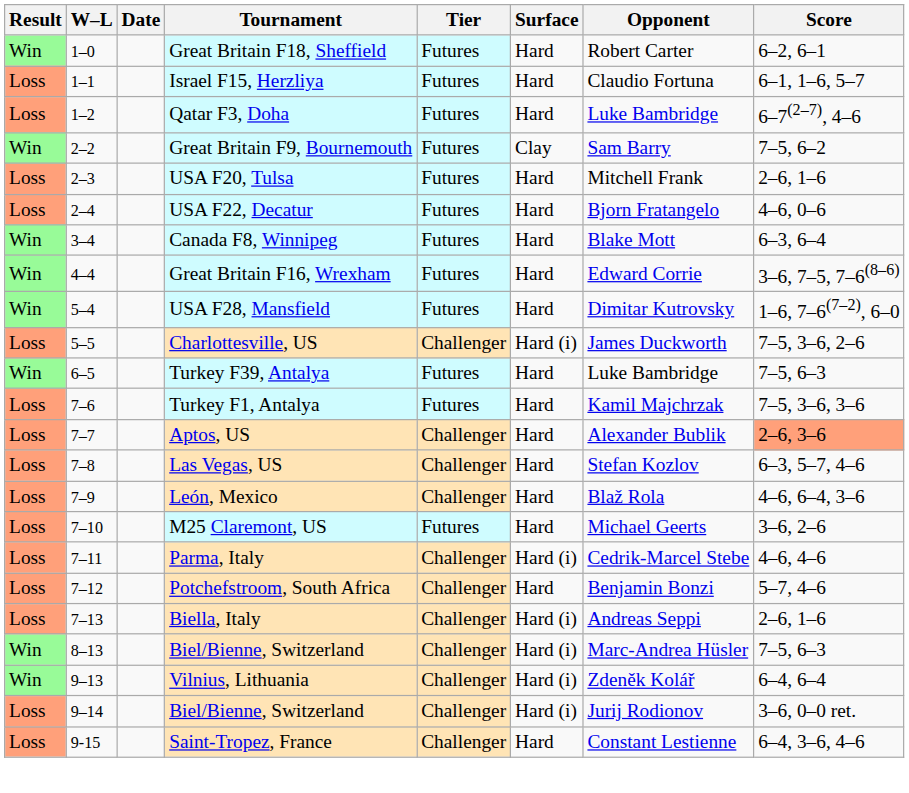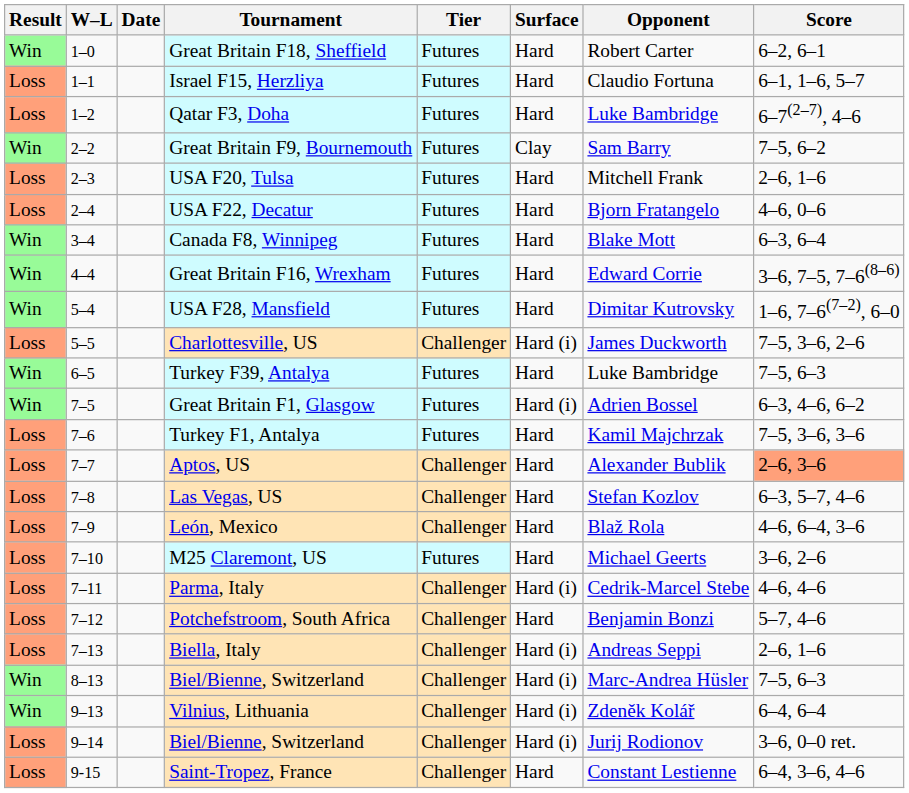+ row: (83, 405)
